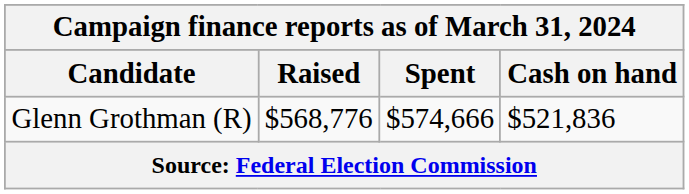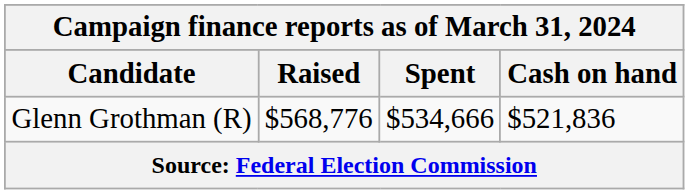(440, 118) $574,666 -> (440, 118) $534,666
